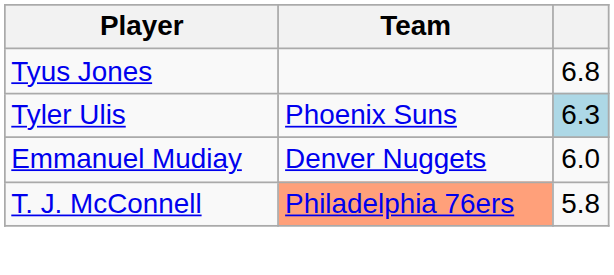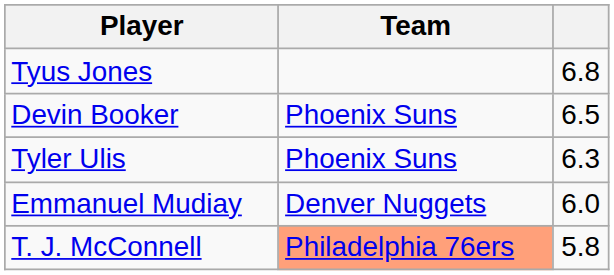+ row: (95, 114)
(581, 114) lightblue background -> (581, 159) no background
